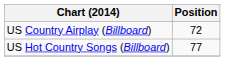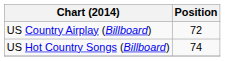(196, 47) 77 -> (196, 47) 74
